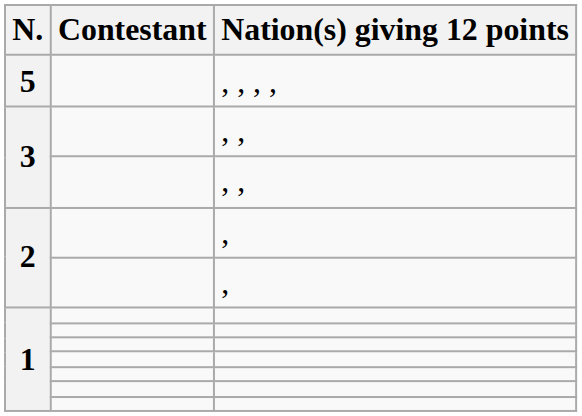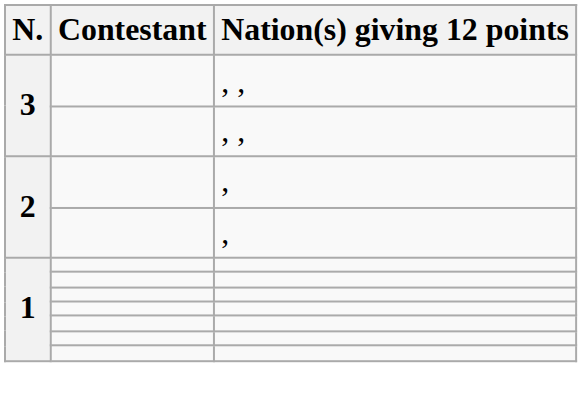- row: (28, 80)
